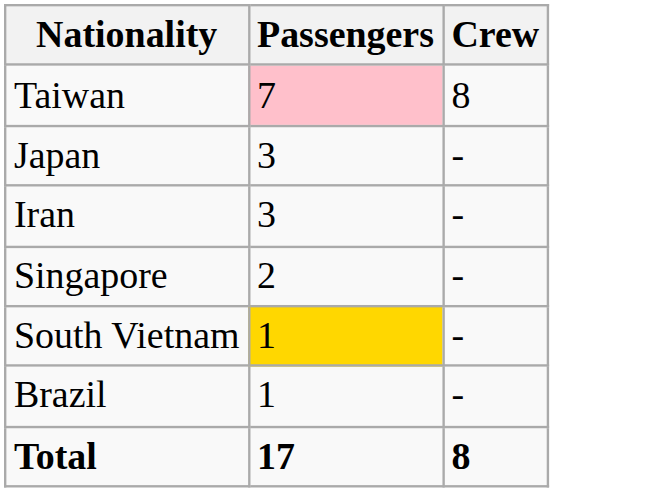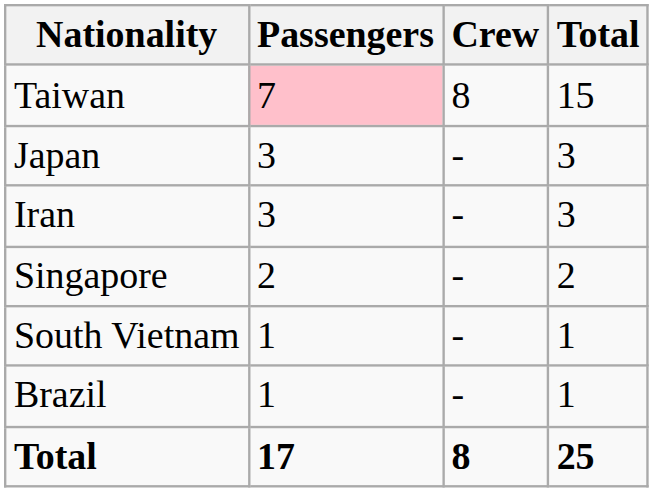+ column: (598, 34)
(266, 335) gold background -> (266, 335) no background
